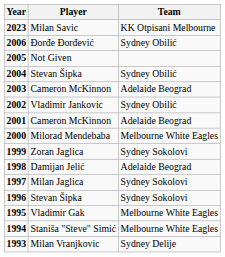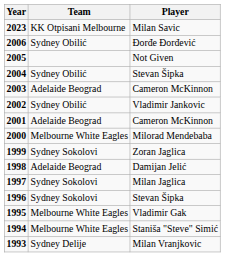columns swapped: (73, 12) <-> (169, 12)
